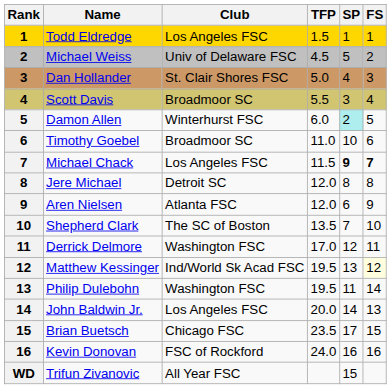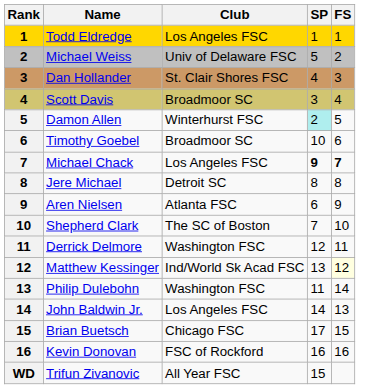- column: (323, 15)
